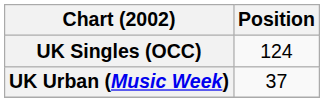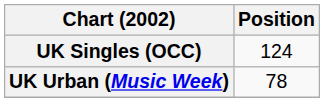(276, 81) 37 -> (276, 81) 78
